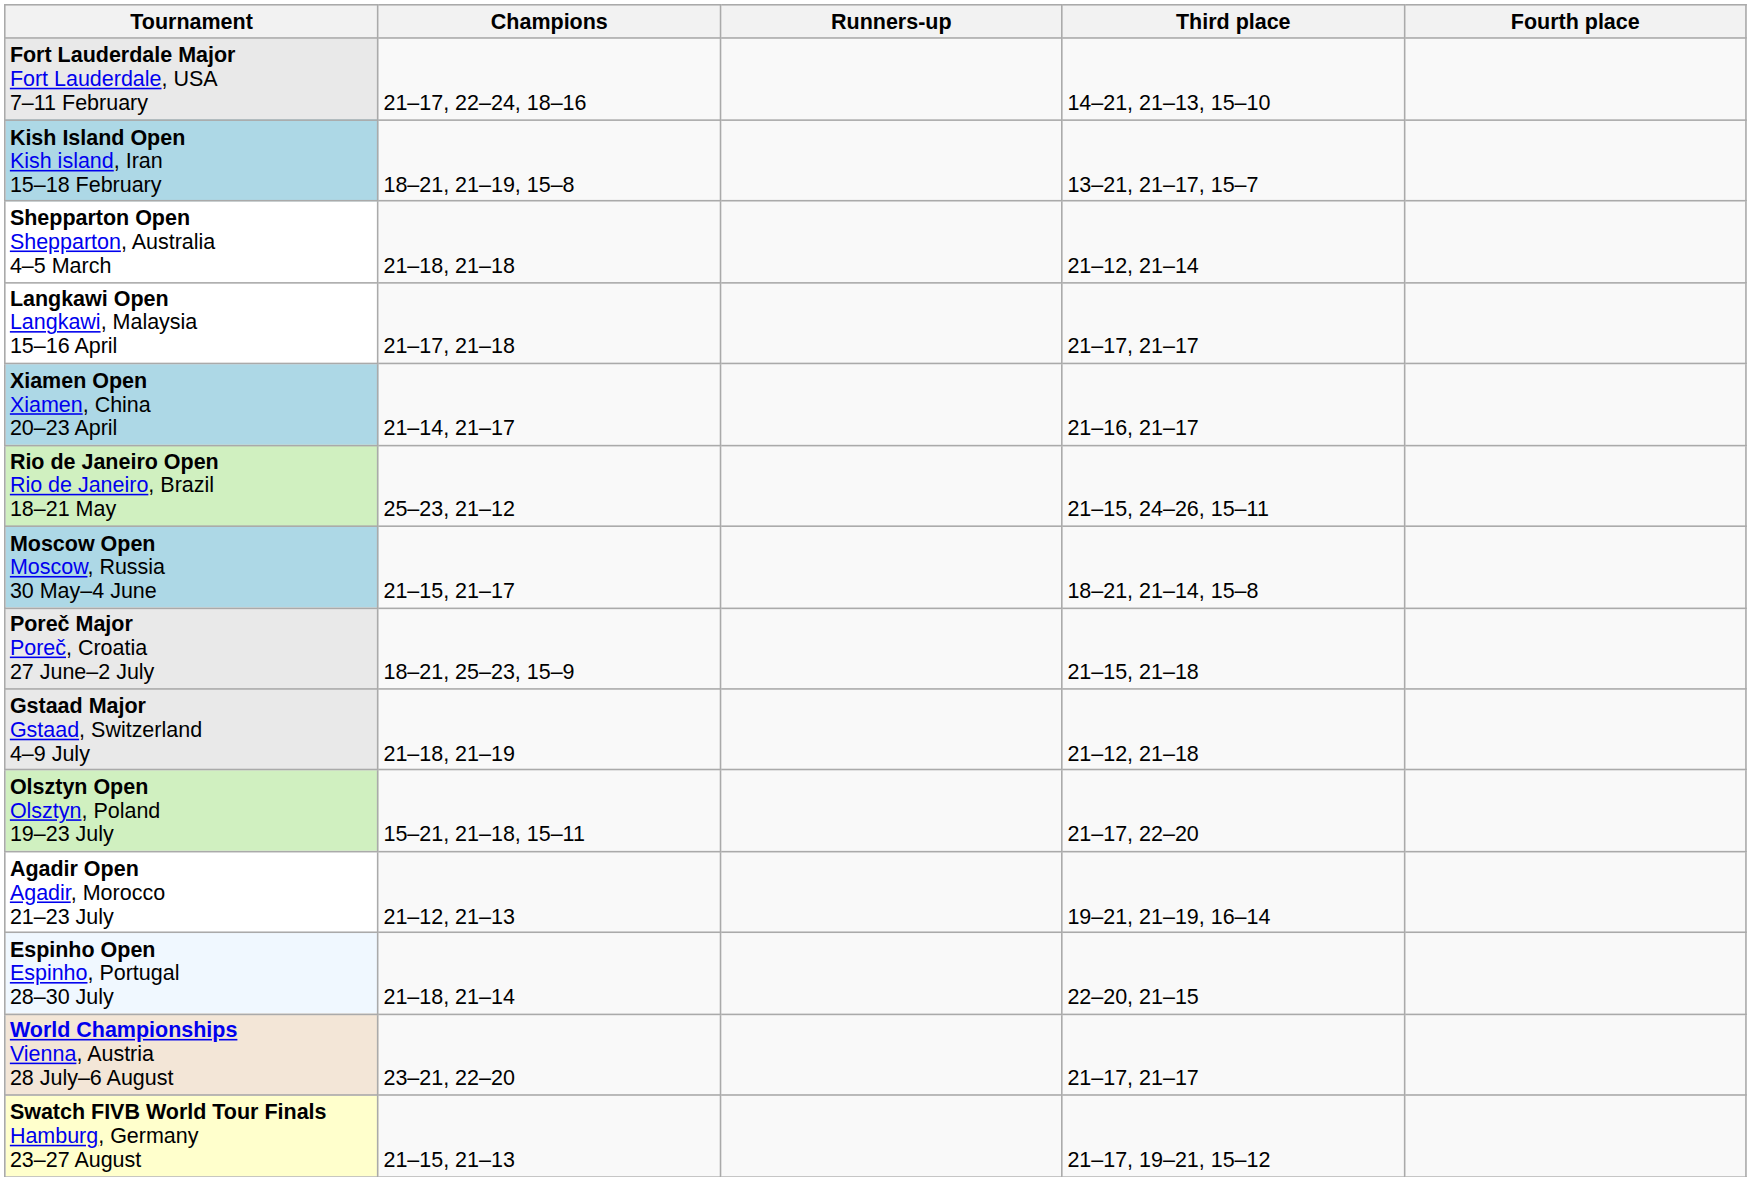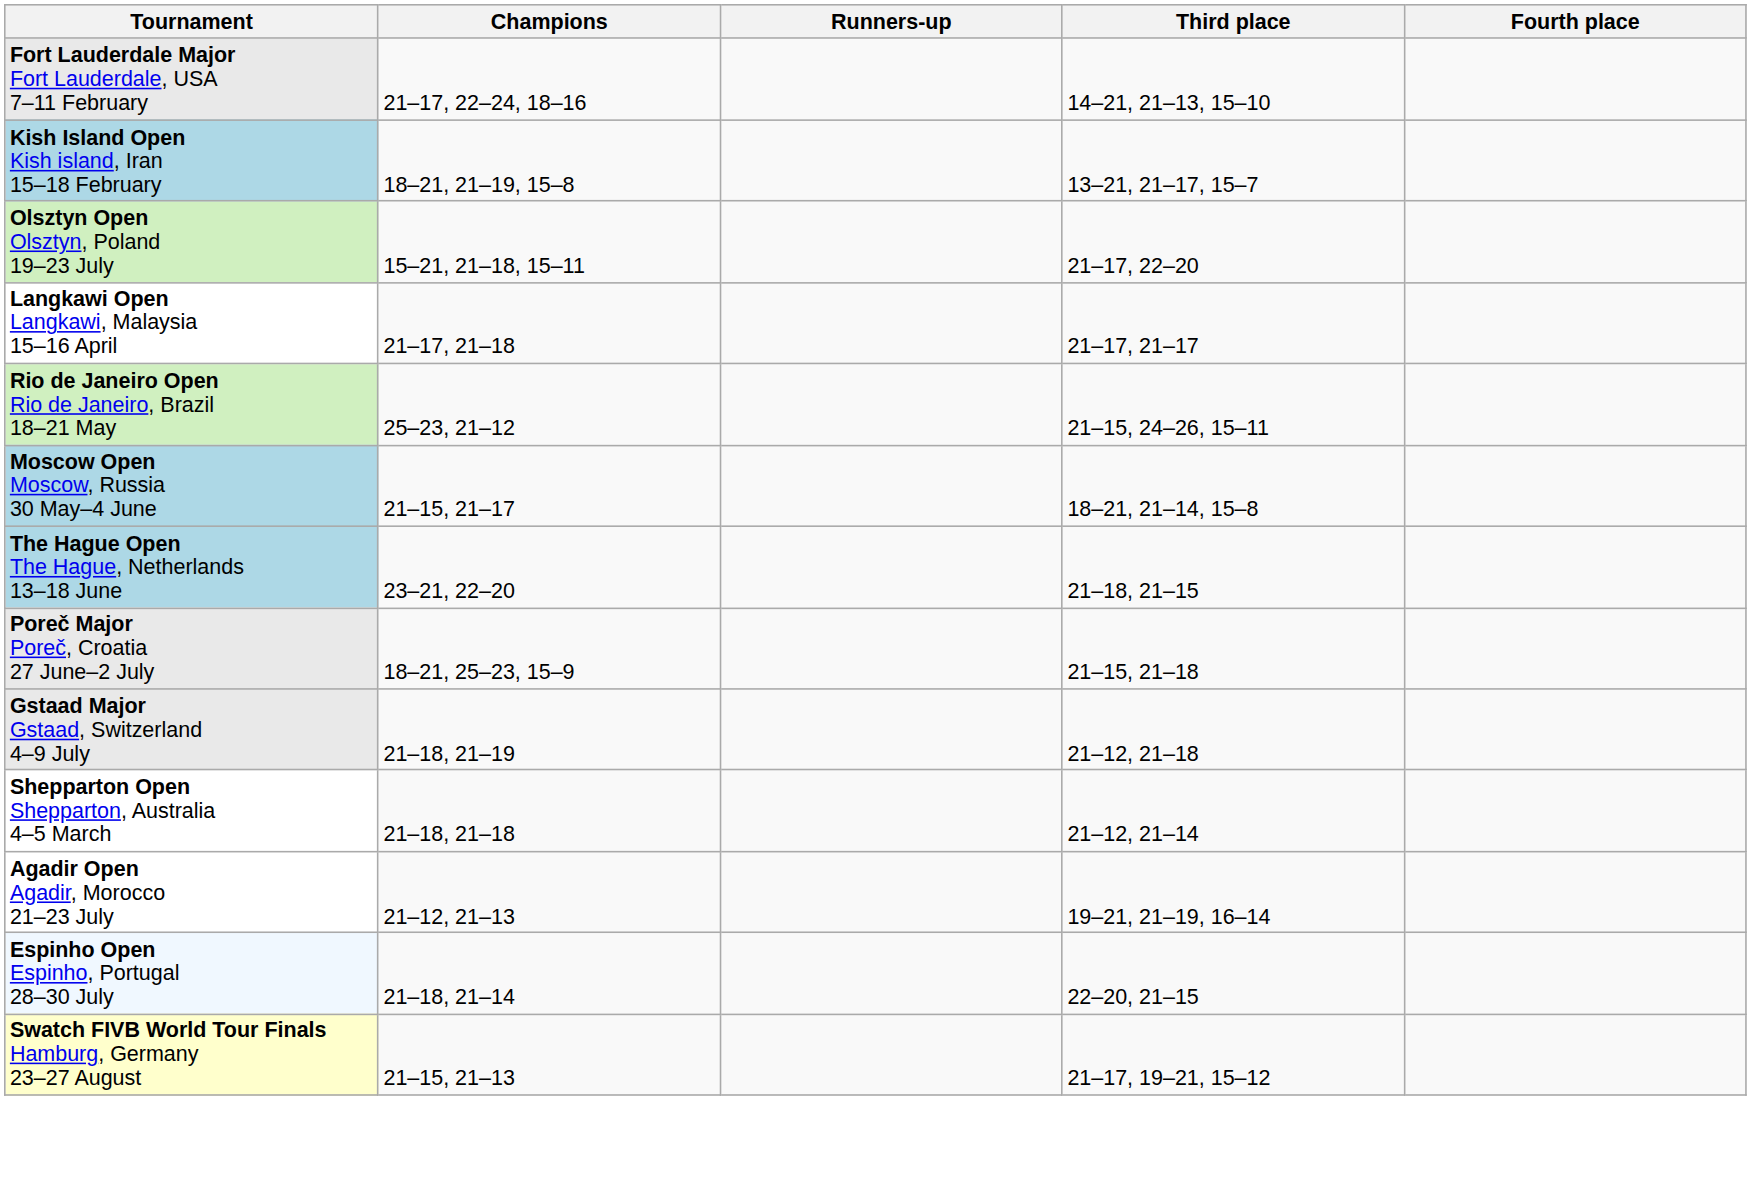rows swapped: (113, 241) <-> (85, 810)
- row: (80, 404)
+ row: (127, 567)
- row: (124, 1054)
